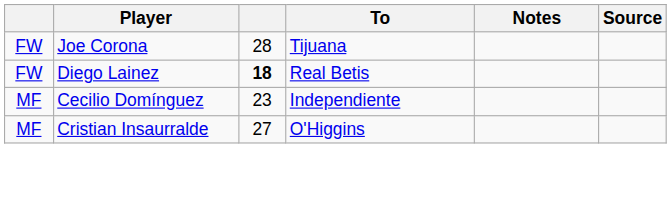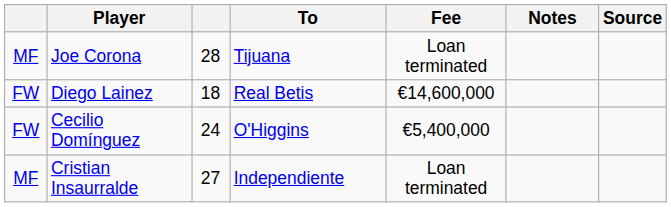+ column: (446, 18)
(29, 45) FW -> (26, 55) MF
(262, 73) bold -> (211, 93) normal
(29, 101) MF -> (26, 130) FW
(262, 101) 23 -> (211, 130) 24
(345, 101) Independiente -> (271, 130) O'Higgins
(327, 128) O'Higgins -> (289, 178) Independiente
